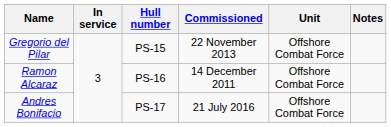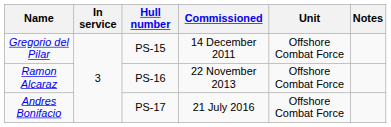(224, 48) 22 November 2013 -> (224, 48) 14 December 2011
(224, 78) 14 December 2011 -> (224, 78) 22 November 2013
